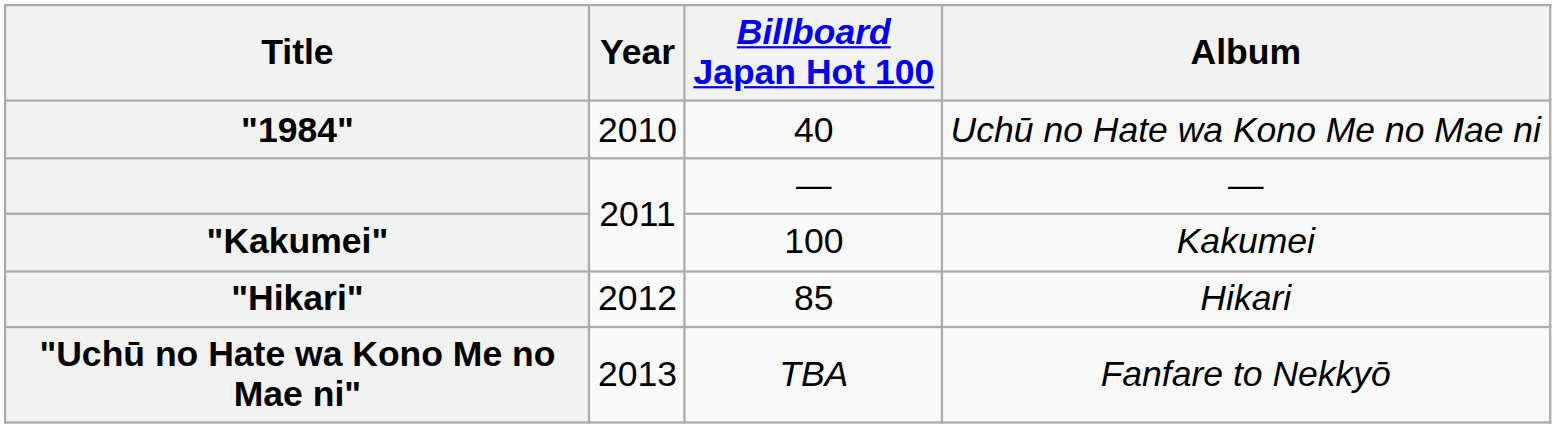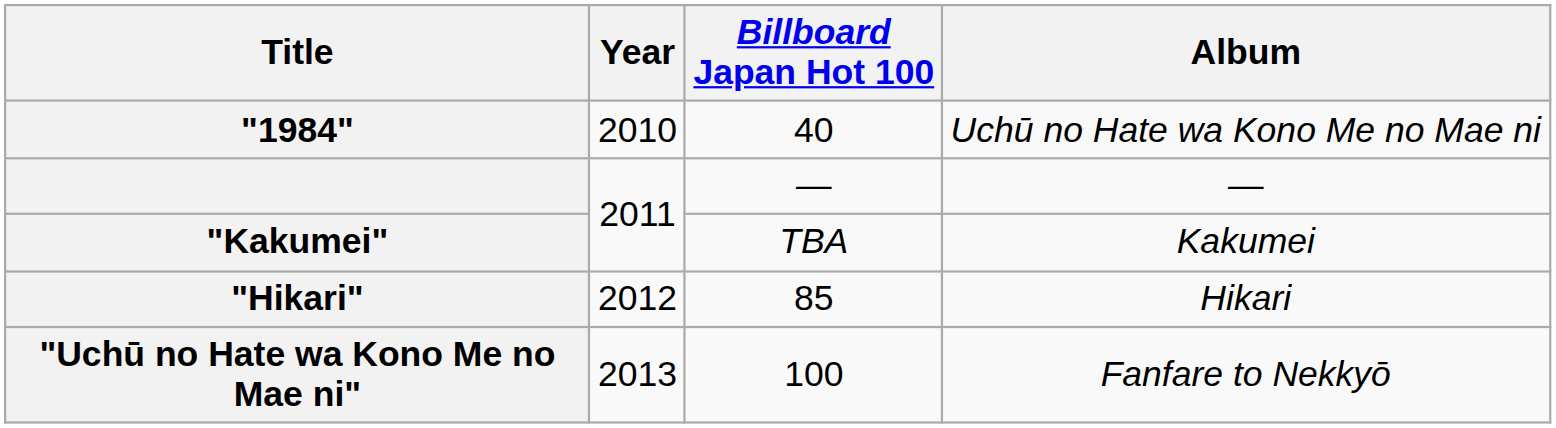(814, 241) 100 -> (814, 241) TBA
(814, 374) TBA -> (814, 374) 100
